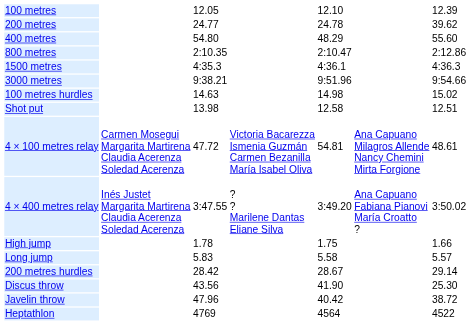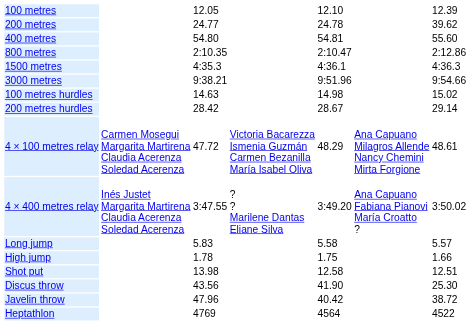(330, 39) 48.29 -> (330, 39) 54.81
rows swapped: (49, 271) <-> (24, 109)
(330, 146) 54.81 -> (330, 146) 48.29
rows swapped: (28, 243) <-> (29, 257)
